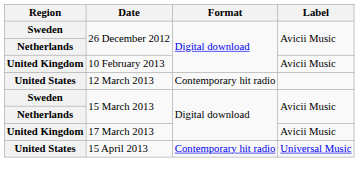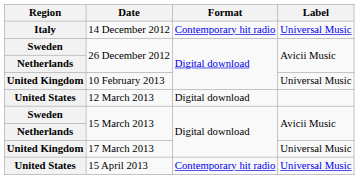+ row: (45, 30)
(308, 64) Avicii Music -> (316, 81) Universal Music
(225, 81) Contemporary hit radio -> (212, 98) Digital download
(308, 132) Avicii Music -> (316, 149) Universal Music
